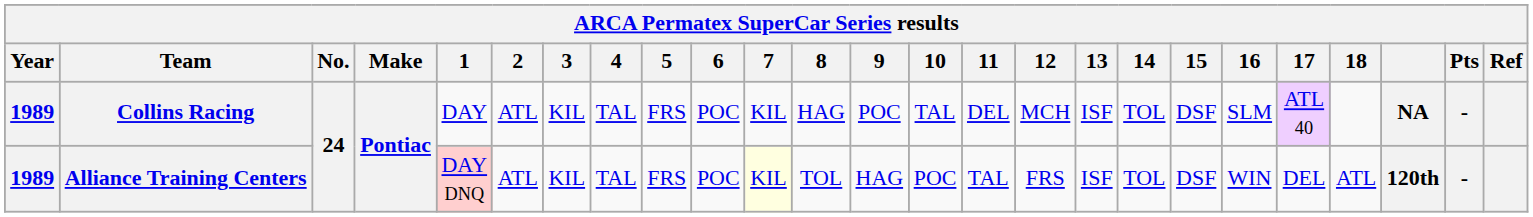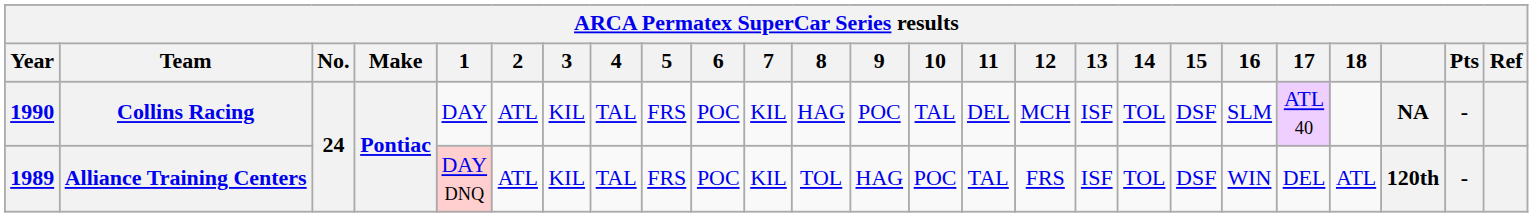(32, 113) 1989 -> (32, 113) 1990
(768, 178) lightyellow background -> (768, 178) no background
